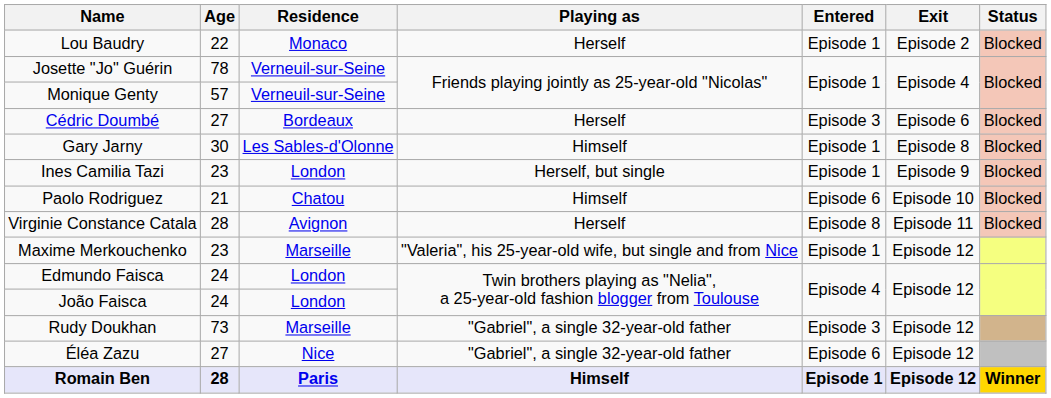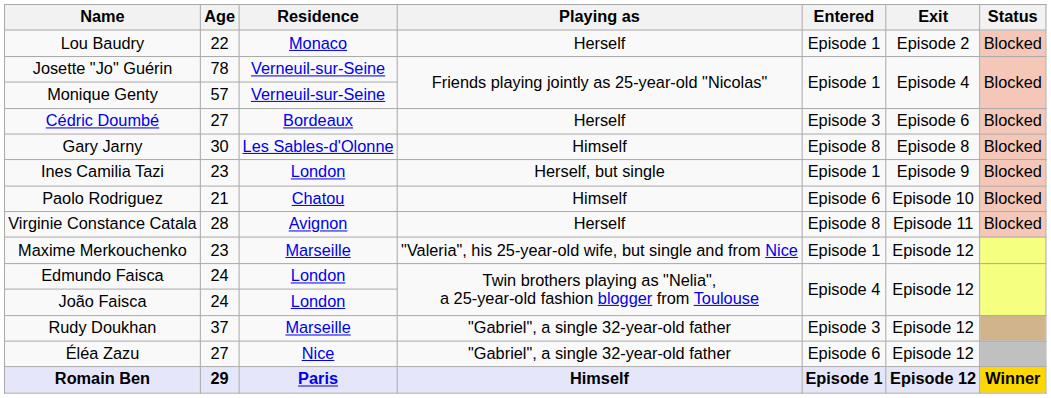(844, 146) Episode 1 -> (844, 146) Episode 8
(220, 328) 73 -> (220, 328) 37
(220, 379) 28 -> (220, 379) 29
